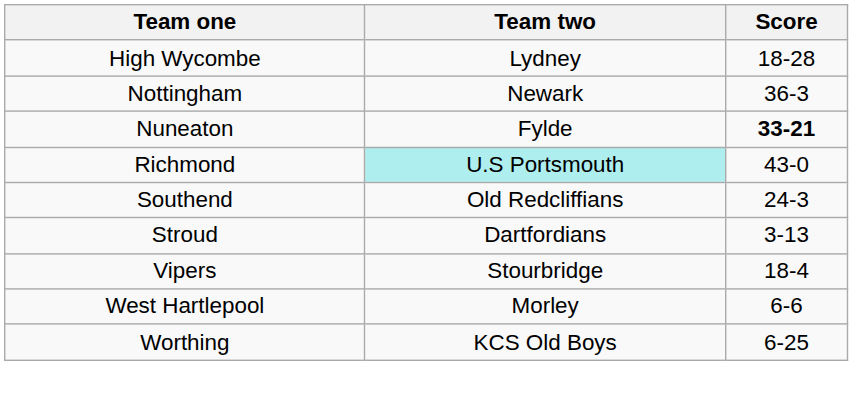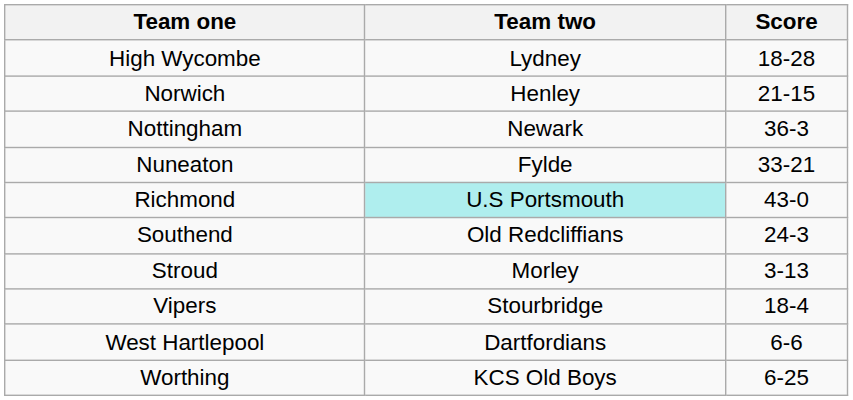+ row: (185, 93)
(787, 128) bold -> (787, 164) normal
(545, 235) Dartfordians -> (545, 270) Morley
(545, 306) Morley -> (545, 341) Dartfordians
